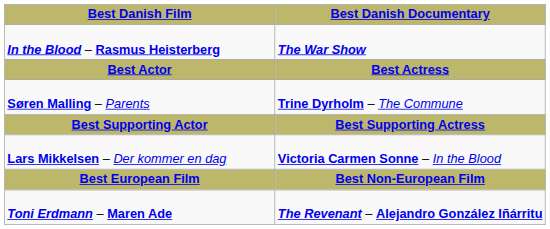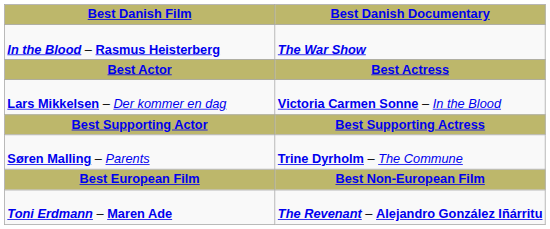rows swapped: (78, 104) <-> (117, 159)
